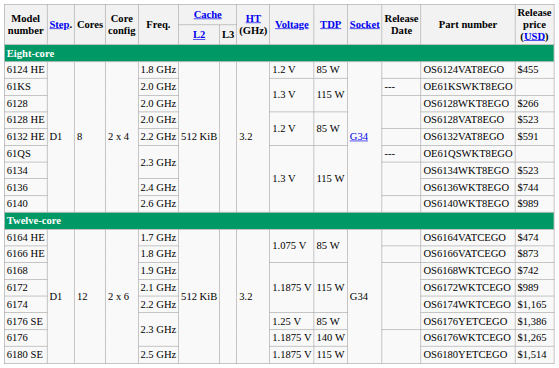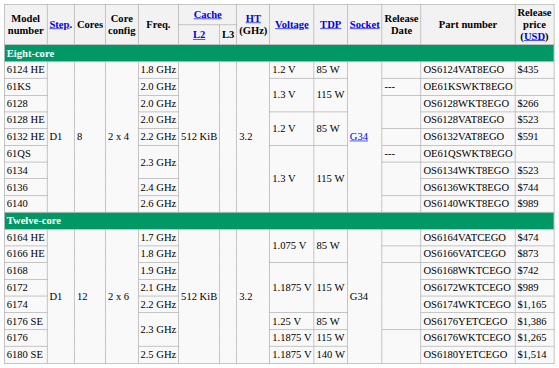(528, 70) $455 -> (528, 70) $435
(331, 338) 140 W -> (330, 338) 115 W
(330, 354) 115 W -> (331, 354) 140 W
